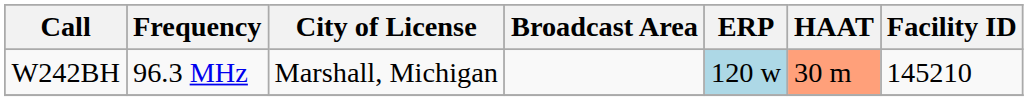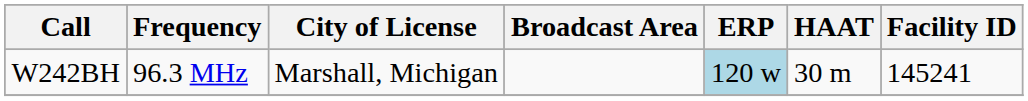(823, 71) lightsalmon background -> (823, 71) no background
(929, 71) 145210 -> (929, 71) 145241
